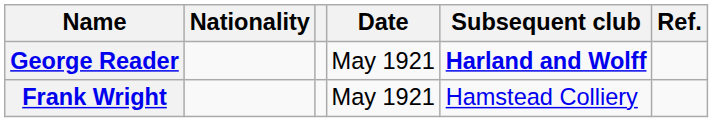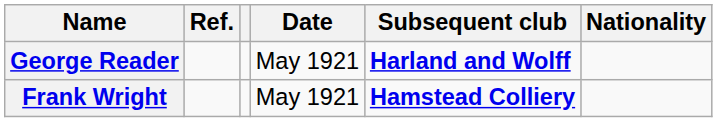columns swapped: (250, 23) <-> (680, 23)
(542, 97) normal -> (473, 97) bold
